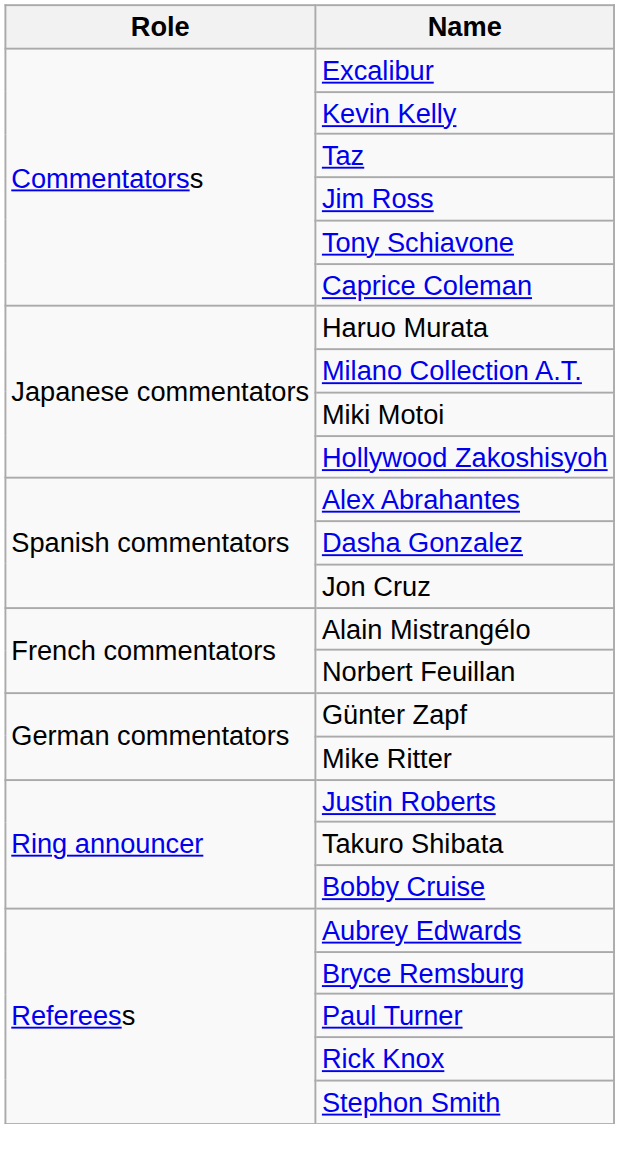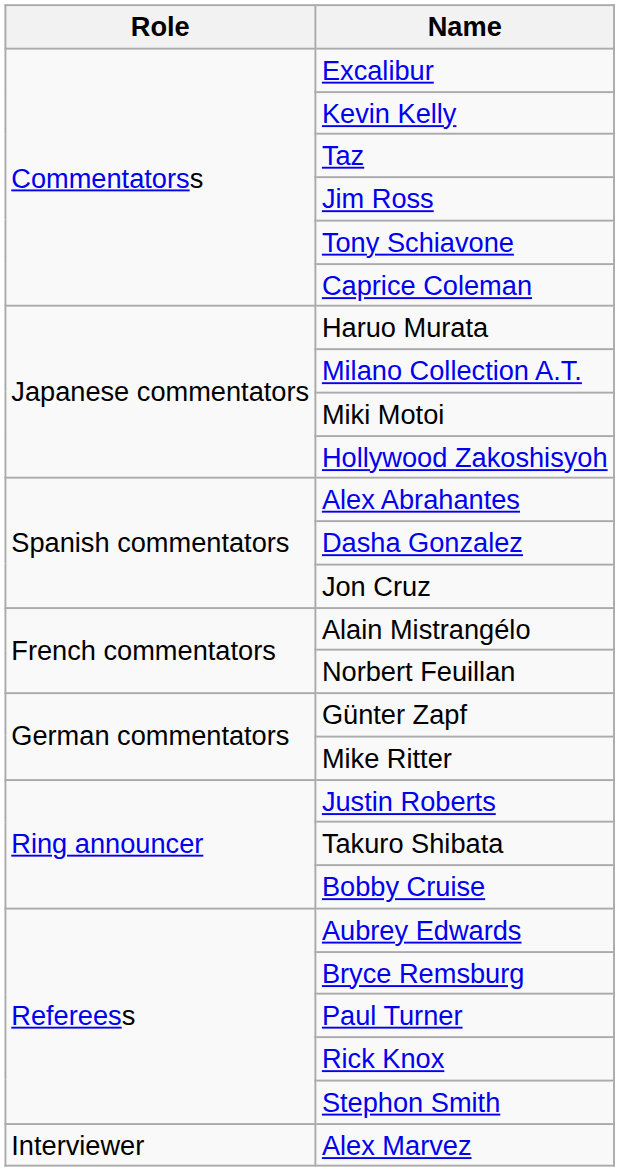+ row: (397, 1145)
